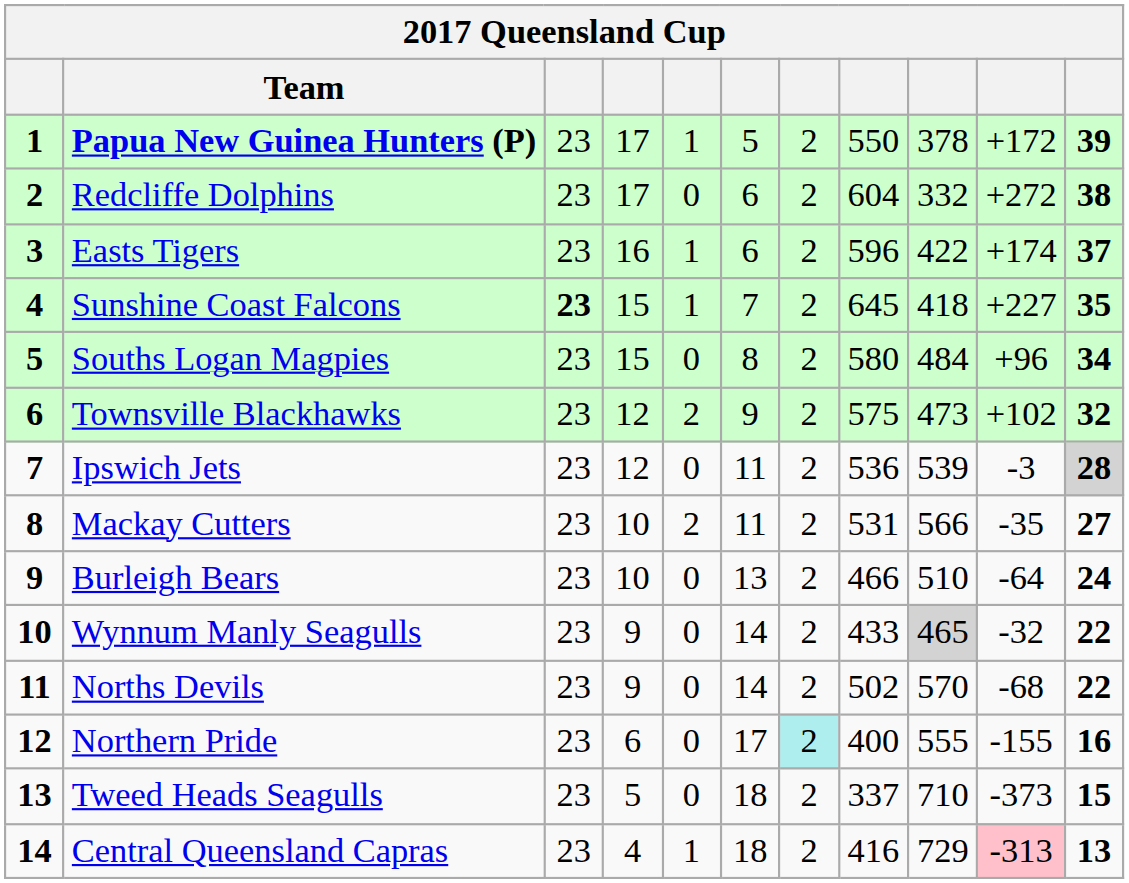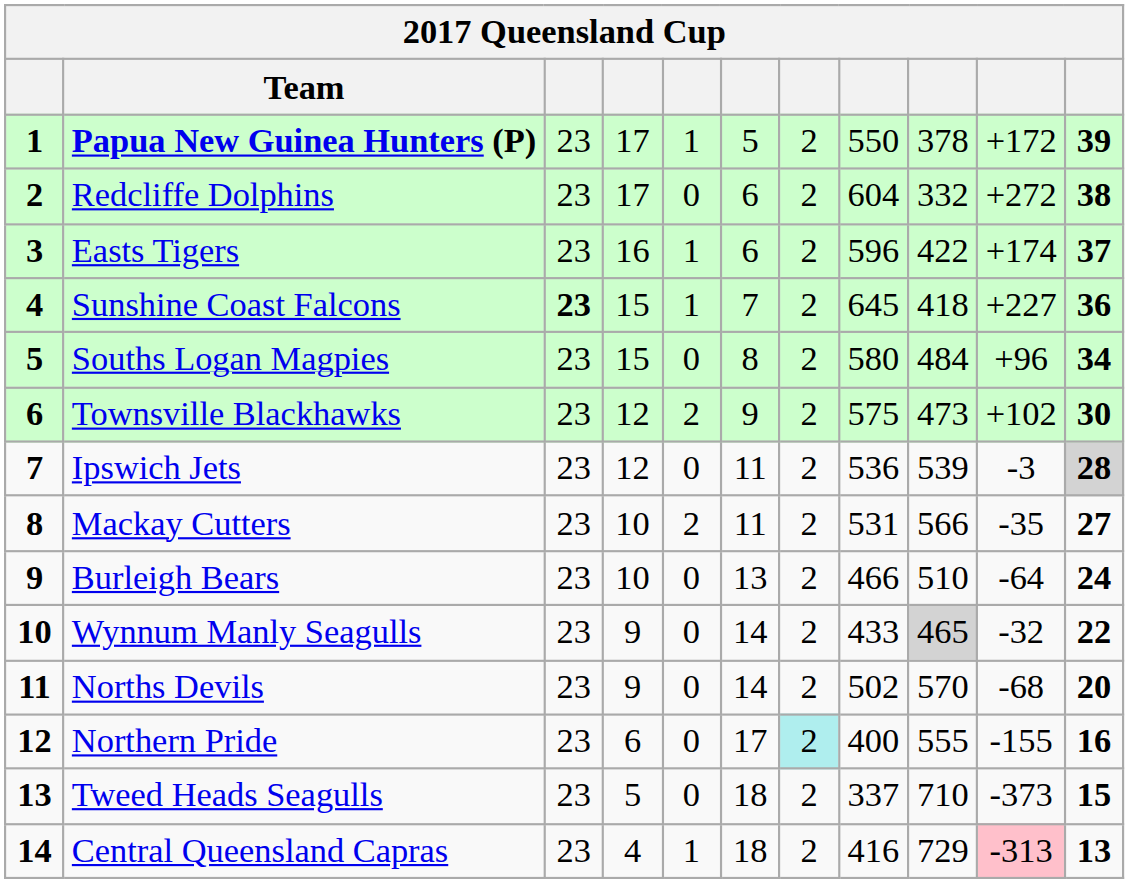(1094, 304) 35 -> (1094, 304) 36
(1094, 413) 32 -> (1094, 413) 30
(1094, 686) 22 -> (1094, 686) 20
